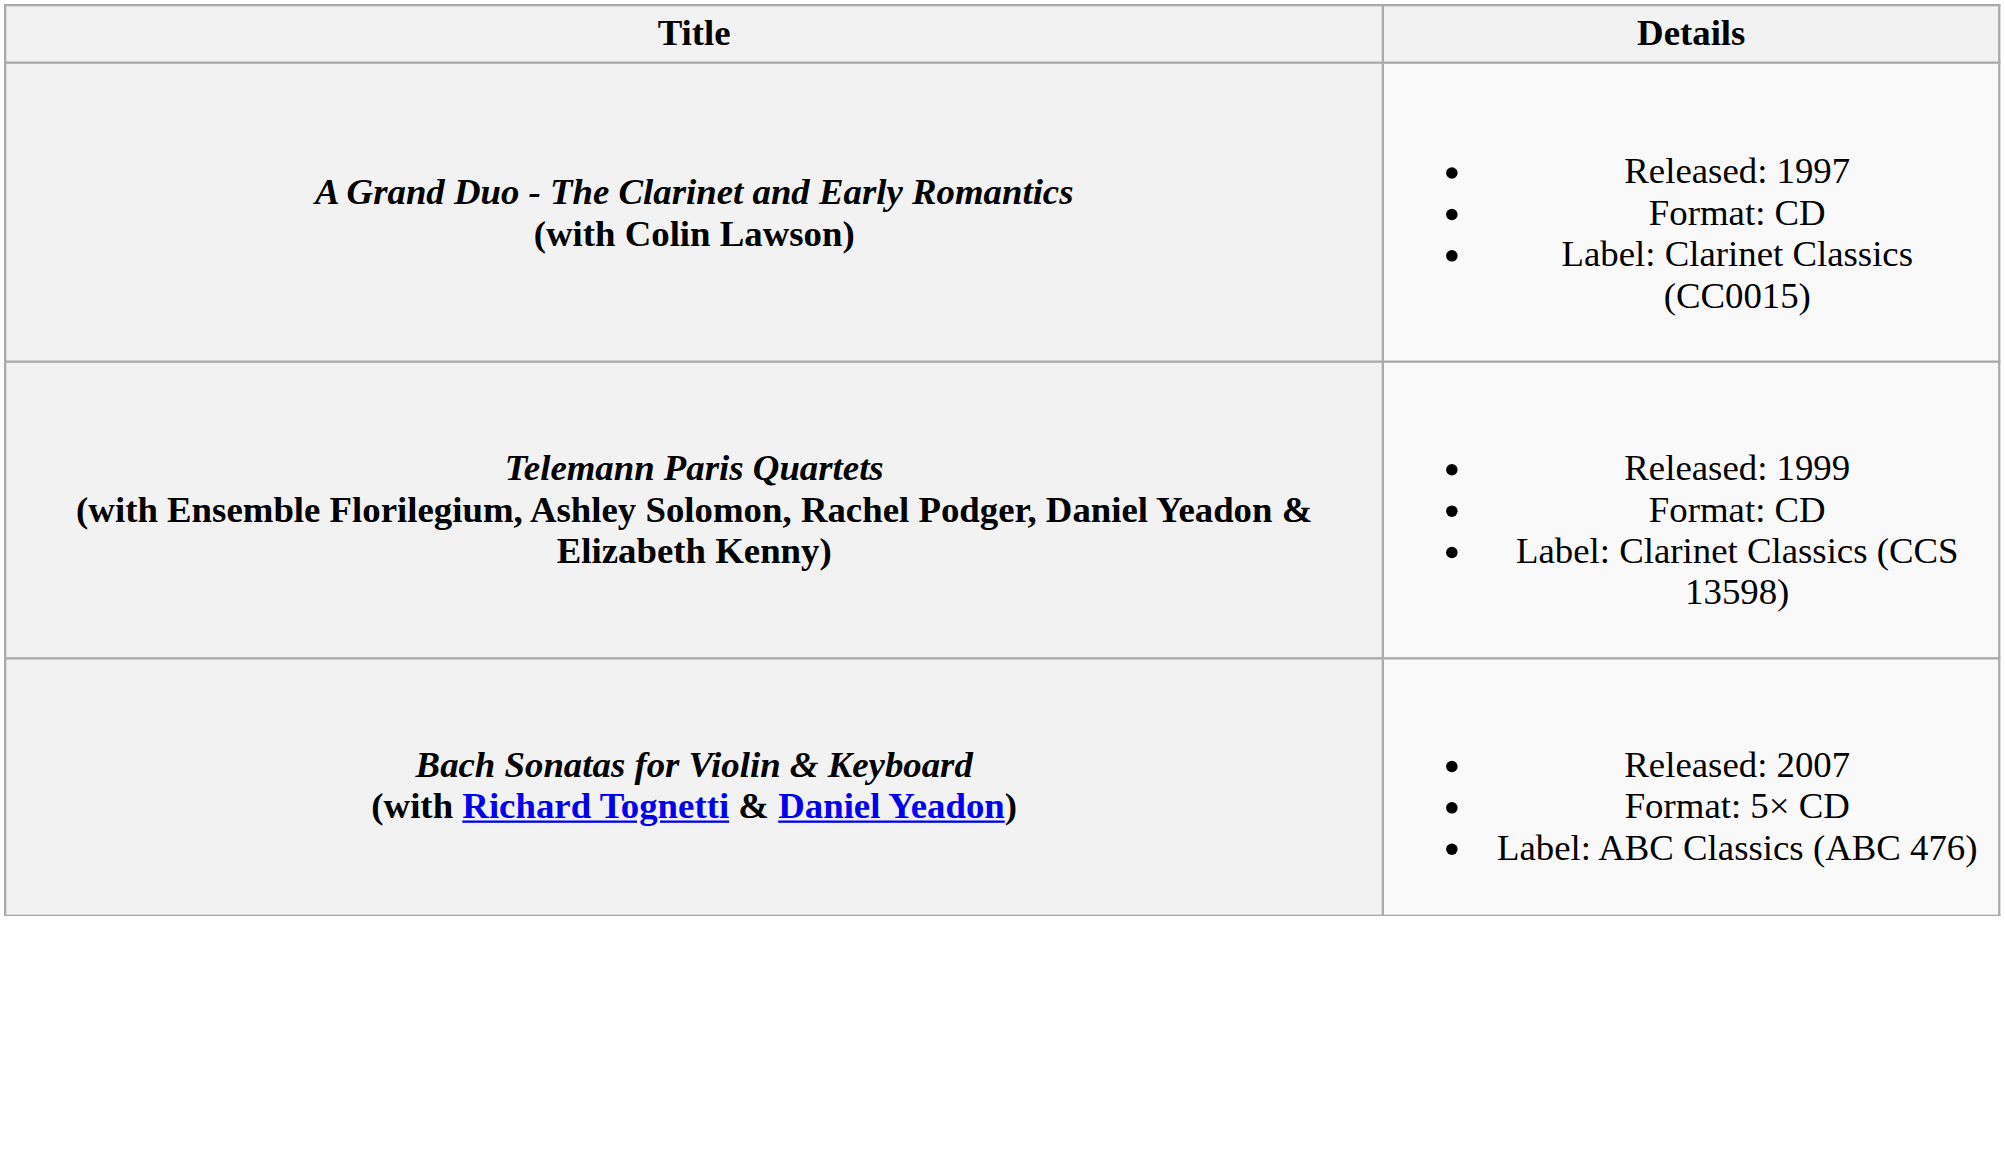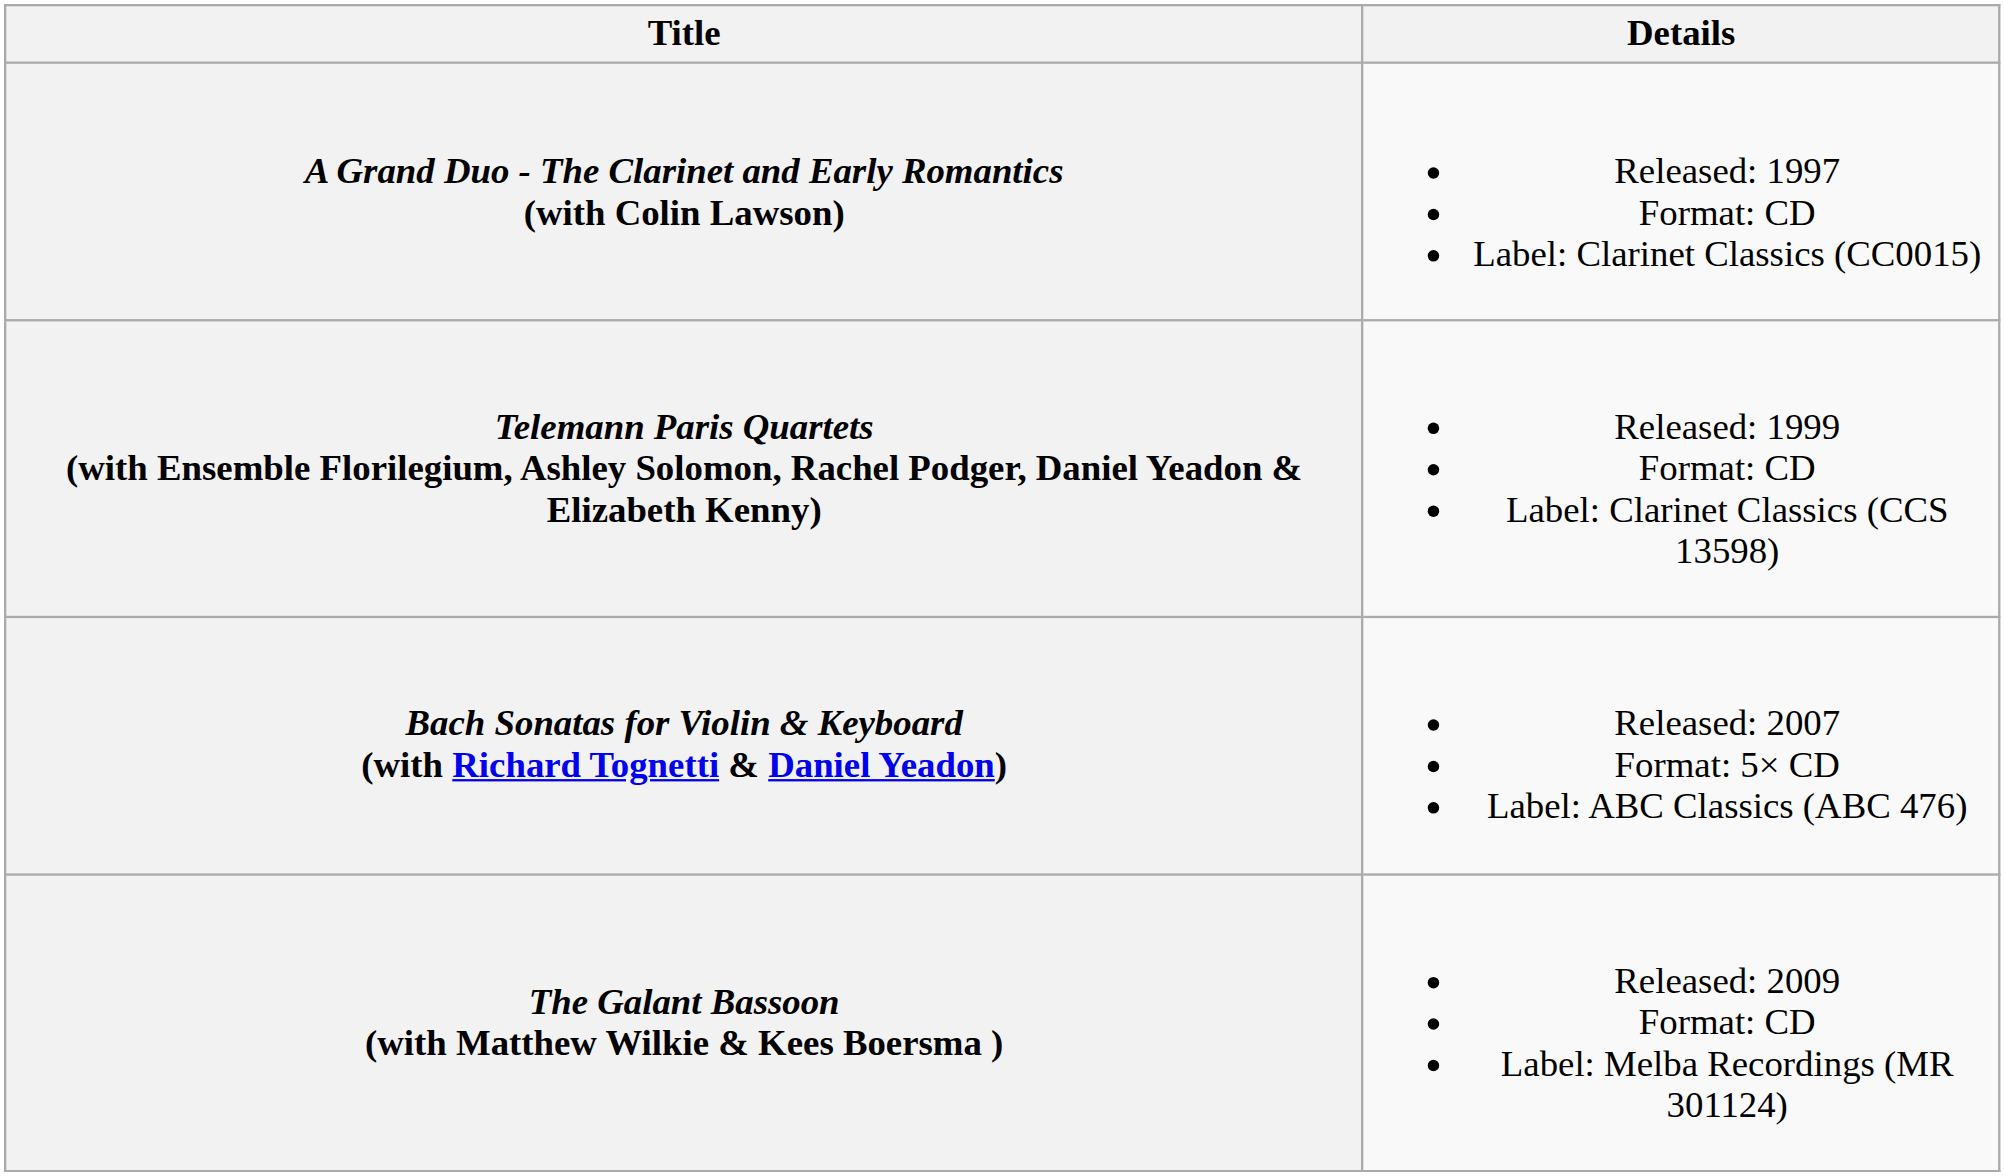+ row: (684, 1021)
